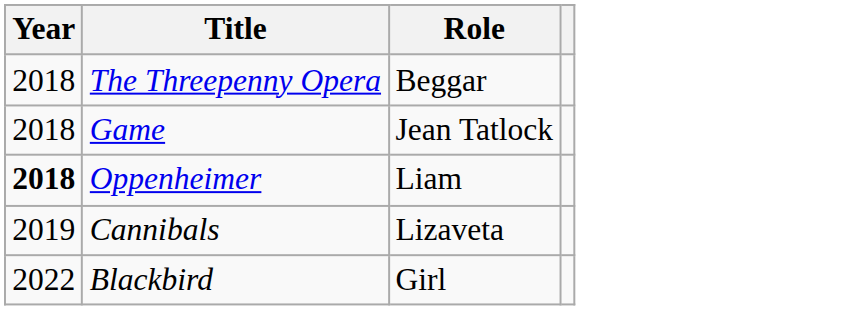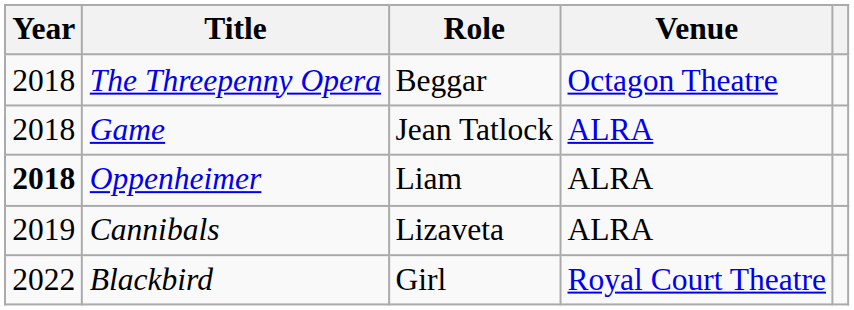+ column: (697, 29)
